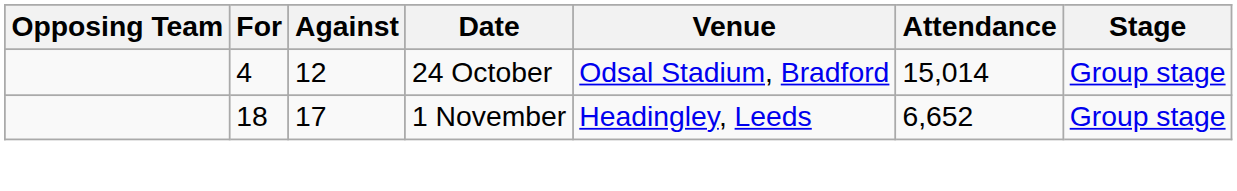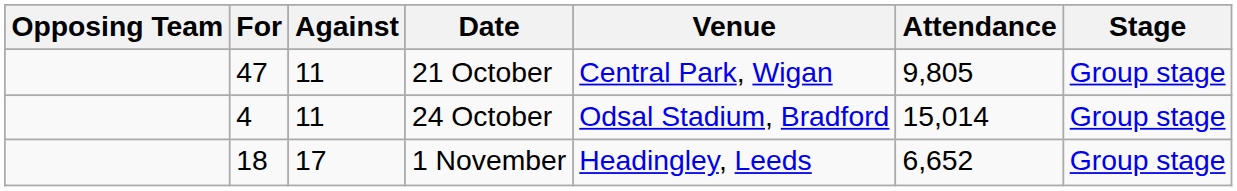+ row: (482, 71)
(311, 71) 12 -> (310, 116) 11
